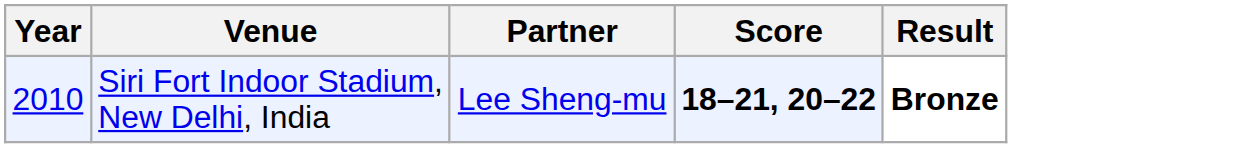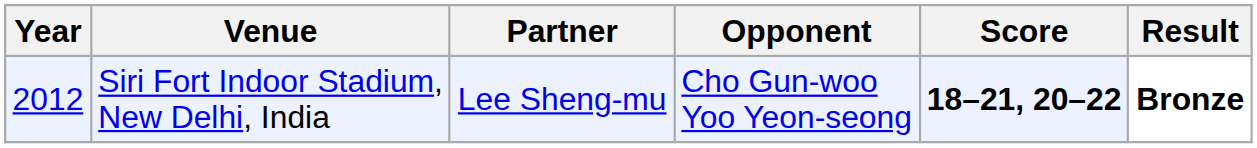+ column: (797, 31)
(48, 99) 2010 -> (48, 99) 2012
